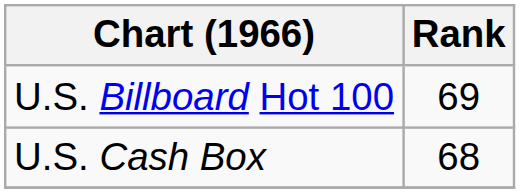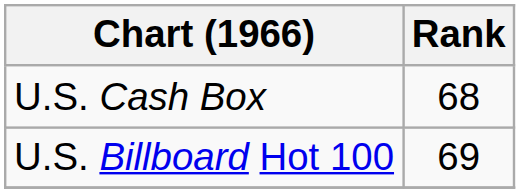rows swapped: (204, 95) <-> (140, 156)
